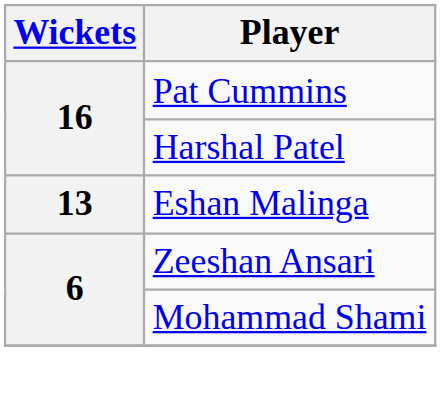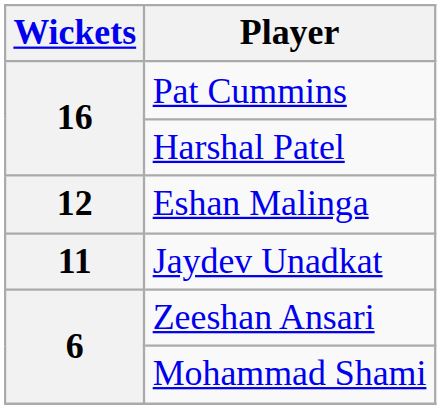(75, 203) 13 -> (75, 203) 12
+ row: (268, 260)
